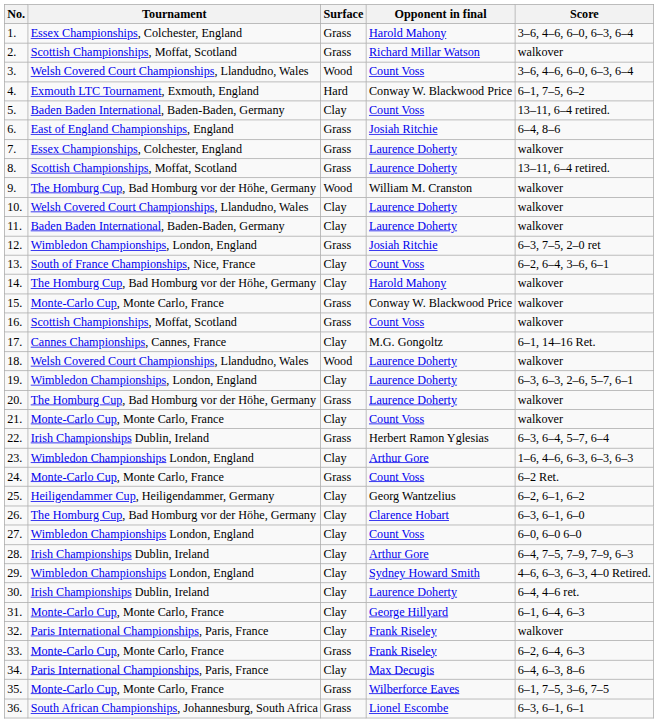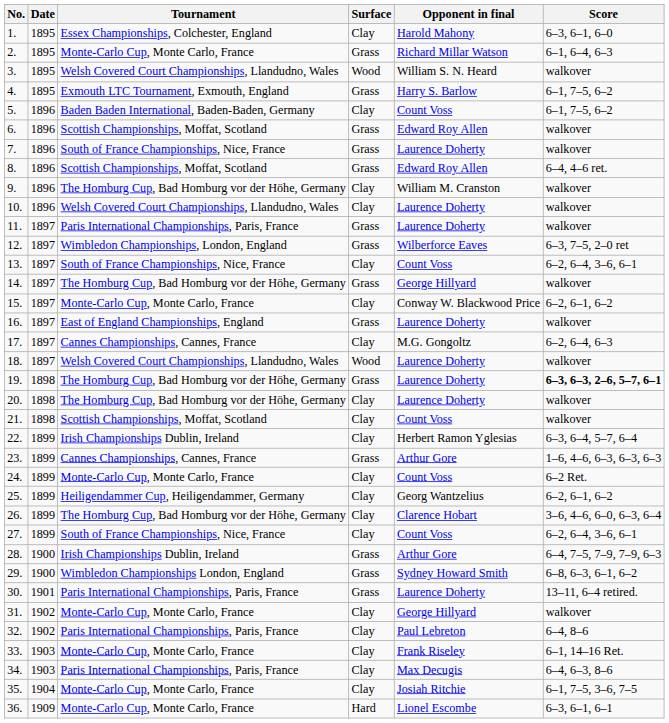+ column: (43, 14)
(337, 33) Grass -> (363, 33) Clay
(576, 33) 3–6, 4–6, 6–0, 6–3, 6–4 -> (579, 33) 6–3, 6–1, 6–0
(134, 52) Scottish Championships, Moffat, Scotland -> (157, 52) Monte-Carlo Cup, Monte Carlo, France
(540, 52) walkover -> (579, 52) 6–1, 6–4, 6–3
(397, 71) Count Voss -> (447, 71) William S. N. Heard
(576, 71) 3–6, 4–6, 6–0, 6–3, 6–4 -> (568, 71) walkover
(336, 91) Hard -> (365, 91) Grass
(441, 91) Conway W. Blackwood Price -> (437, 91) Harry S. Barlow
(564, 110) 13–11, 6–4 retired. -> (579, 110) 6–1, 7–5, 6–2
(132, 129) East of England Championships, England -> (164, 129) Scottish Championships, Moffat, Scotland
(403, 129) Josiah Ritchie -> (442, 129) Edward Roy Allen
(539, 129) 6–4, 8–6 -> (568, 129) walkover
(136, 149) Essex Championships, Colchester, England -> (173, 149) South of France Championships, Nice, France
(413, 168) Laurence Doherty -> (442, 168) Edward Roy Allen
(564, 168) 13–11, 6–4 retired. -> (576, 168) 6–4, 4–6 ret.
(338, 187) Wood -> (363, 187) Clay
(158, 226) Baden Baden International, Baden-Baden, Germany -> (180, 226) Paris International Championships, Paris, France
(335, 226) Clay -> (365, 226) Grass
(403, 245) Josiah Ritchie -> (442, 245) Wilberforce Eaves
(335, 284) Clay -> (365, 284) Grass
(408, 284) Harold Mahony -> (437, 284) George Hillyard
(337, 303) Grass -> (363, 303) Clay
(540, 303) walkover -> (579, 303) 6–2, 6–1, 6–2
(134, 322) Scottish Championships, Moffat, Scotland -> (162, 322) East of England Championships, England
(397, 322) Count Voss -> (441, 322) Laurence Doherty
(557, 341) 6–1, 14–16 Ret. -> (579, 341) 6–2, 6–4, 6–3
(144, 380) Wimbledon Championships, London, England -> (203, 380) The Homburg Cup, Bad Homburg vor der Höhe, Germany
(335, 380) Clay -> (365, 380) Grass
(576, 380) normal -> (604, 380) bold
(337, 399) Grass -> (363, 399) Clay
(127, 419) Monte-Carlo Cup, Monte Carlo, France -> (164, 419) Scottish Championships, Moffat, Scotland
(337, 438) Grass -> (363, 438) Clay
(142, 457) Wimbledon Championships London, England -> (158, 457) Cannes Championships, Cannes, France
(335, 457) Clay -> (365, 457) Grass
(337, 476) Grass -> (363, 476) Clay
(551, 515) 6–3, 6–1, 6–0 -> (604, 515) 3–6, 4–6, 6–0, 6–3, 6–4
(142, 534) Wimbledon Championships London, England -> (173, 534) South of France Championships, Nice, France
(550, 534) 6–0, 6–0 6–0 -> (591, 534) 6–2, 6–4, 3–6, 6–1
(335, 554) Clay -> (365, 554) Grass
(335, 573) Clay -> (365, 573) Grass
(584, 573) 4–6, 6–3, 6–3, 4–0 Retired. -> (591, 573) 6–8, 6–3, 6–1, 6–2
(120, 592) Irish Championships Dublin, Ireland -> (180, 592) Paris International Championships, Paris, France
(335, 592) Clay -> (365, 592) Grass
(549, 592) 6–4, 4–6 ret. -> (592, 592) 13–11, 6–4 retired.
(551, 611) 6–1, 6–4, 6–3 -> (568, 611) walkover
(403, 631) Frank Riseley -> (431, 631) Paul Lebreton
(540, 631) walkover -> (567, 631) 6–4, 8–6
(337, 650) Grass -> (363, 650) Clay
(551, 650) 6–2, 6–4, 6–3 -> (585, 650) 6–1, 14–16 Ret.
(337, 689) Grass -> (363, 689) Clay
(414, 689) Wilberforce Eaves -> (431, 689) Josiah Ritchie
(174, 708) South African Championships, Johannesburg, South Africa -> (157, 708) Monte-Carlo Cup, Monte Carlo, France
(337, 708) Grass -> (364, 708) Hard
